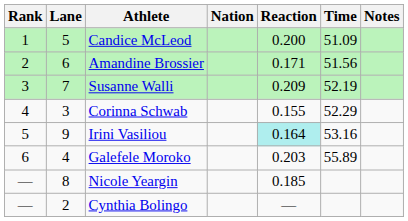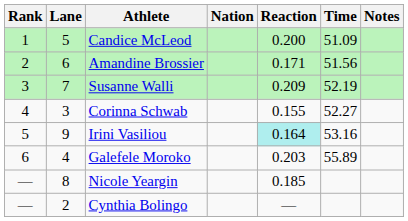(340, 110) 52.29 -> (340, 110) 52.27
